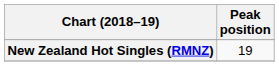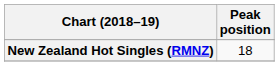(245, 50) 19 -> (245, 50) 18
